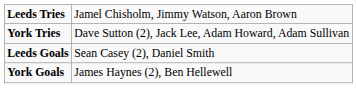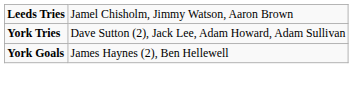- row: (38, 52)
